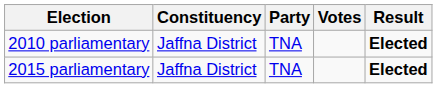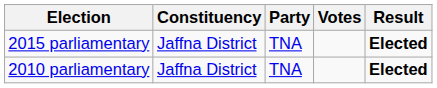rows swapped: (79, 43) <-> (79, 69)
